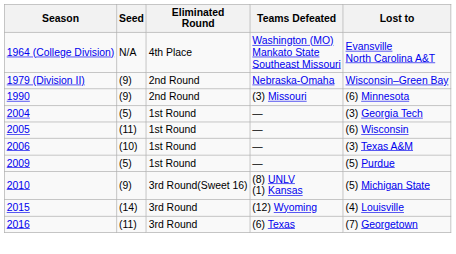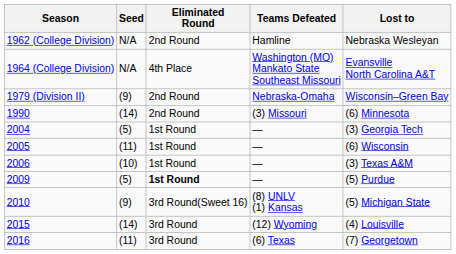+ row: (60, 40)
(125, 97) (9) -> (128, 113) (14)
(172, 163) normal -> (174, 179) bold
